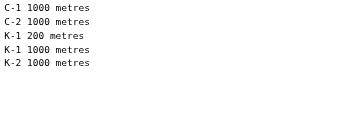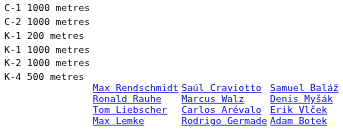+ row: (44, 77)
